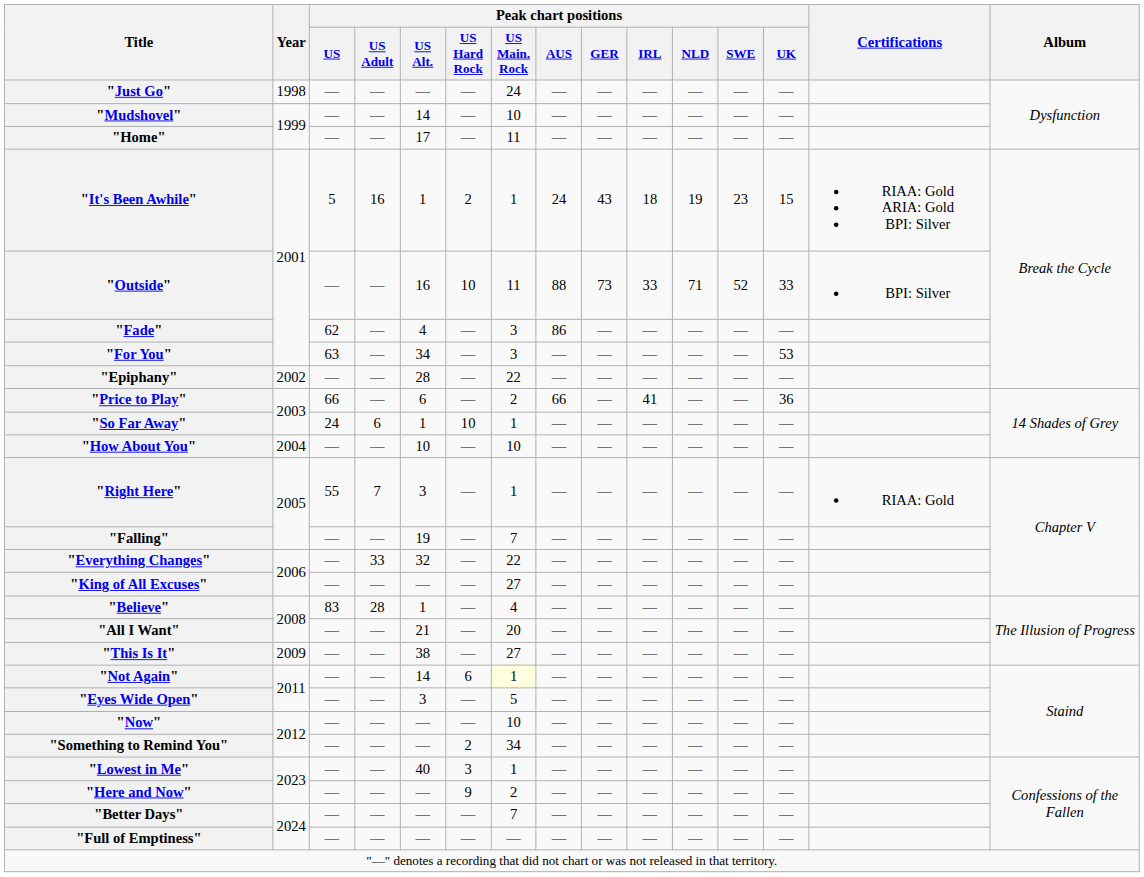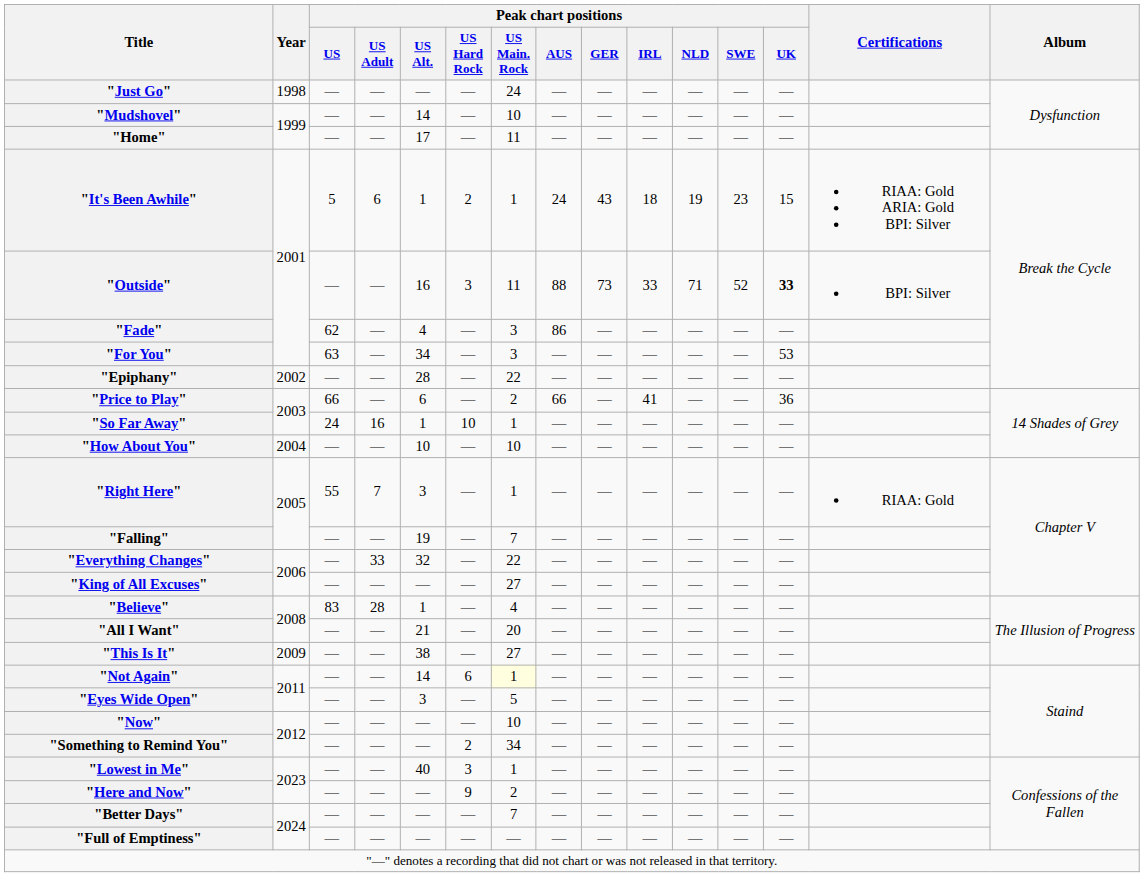(377, 200) 16 -> (377, 200) 6
(468, 285) 10 -> (468, 285) 3
(786, 285) normal -> (786, 285) bold
(377, 423) 6 -> (377, 423) 16
